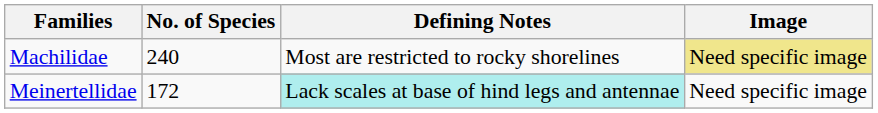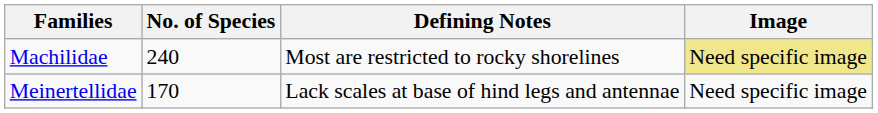(163, 90) 172 -> (163, 90) 170
(482, 90) paleturquoise background -> (482, 90) no background
